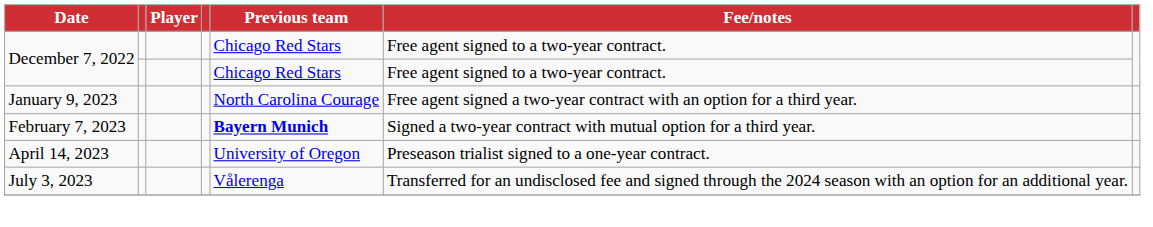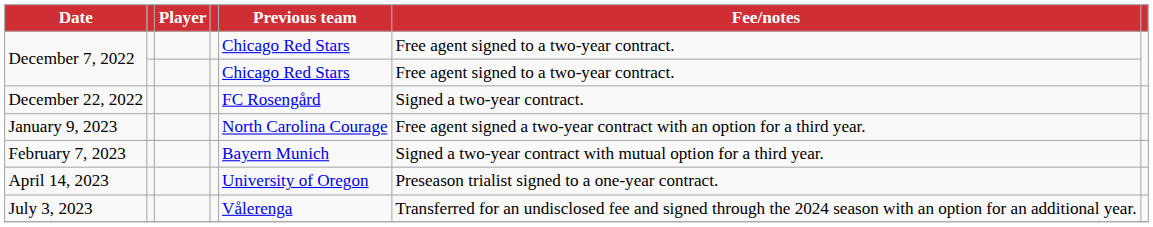+ row: (76, 99)
(271, 126) bold -> (276, 153) normal
